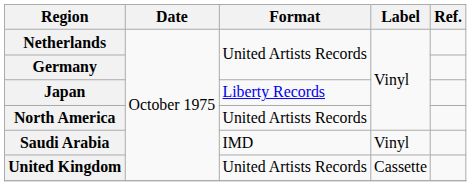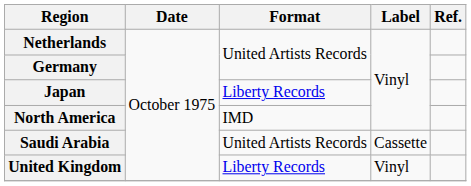(295, 117) United Artists Records -> (238, 117) IMD
(238, 142) IMD -> (295, 142) United Artists Records
(392, 142) Vinyl -> (401, 142) Cassette
(295, 167) United Artists Records -> (274, 167) Liberty Records
(401, 167) Cassette -> (392, 167) Vinyl
